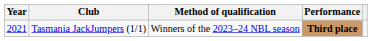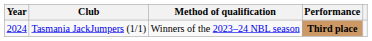(17, 28) 2021 -> (17, 28) 2024
